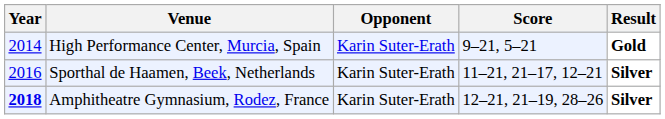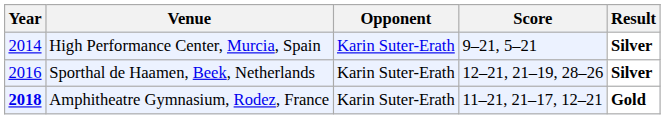(628, 45) Gold -> (632, 45) Silver
(533, 73) 11–21, 21–17, 12–21 -> (533, 73) 12–21, 21–19, 28–26
(533, 100) 12–21, 21–19, 28–26 -> (533, 100) 11–21, 21–17, 12–21
(632, 100) Silver -> (628, 100) Gold
